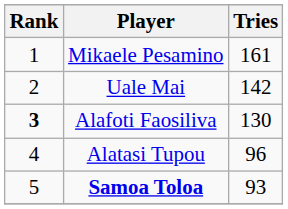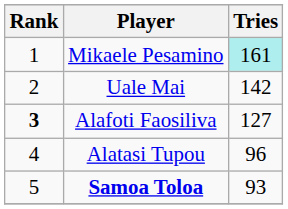(256, 54) no background -> (256, 54) paleturquoise background
(256, 120) 130 -> (256, 120) 127
